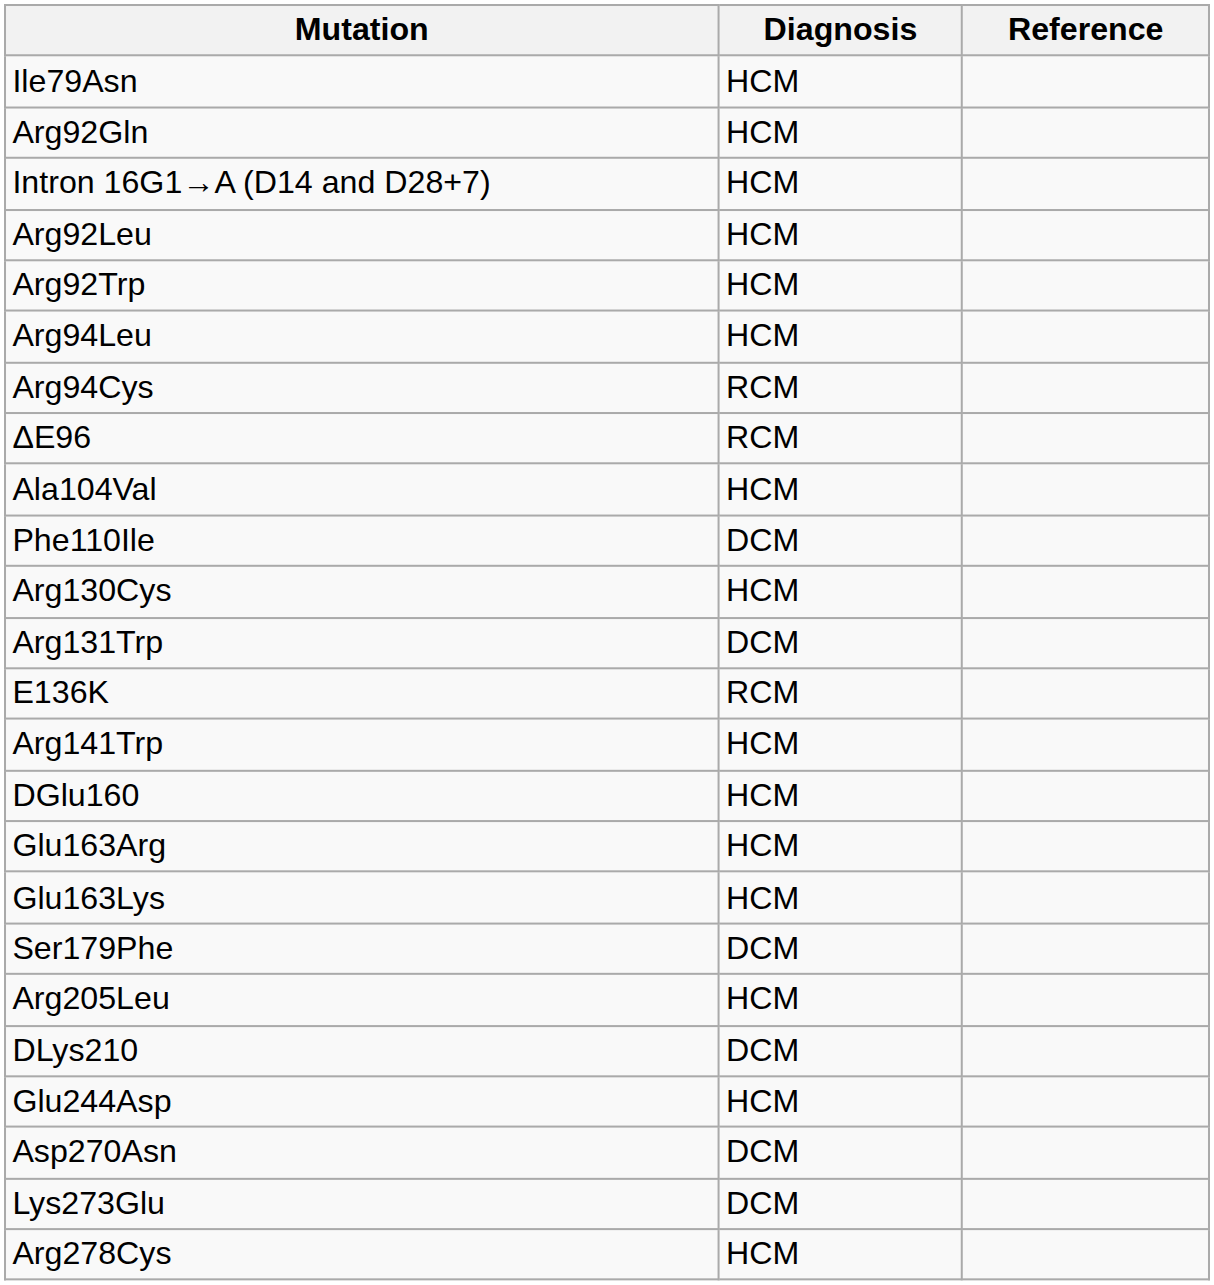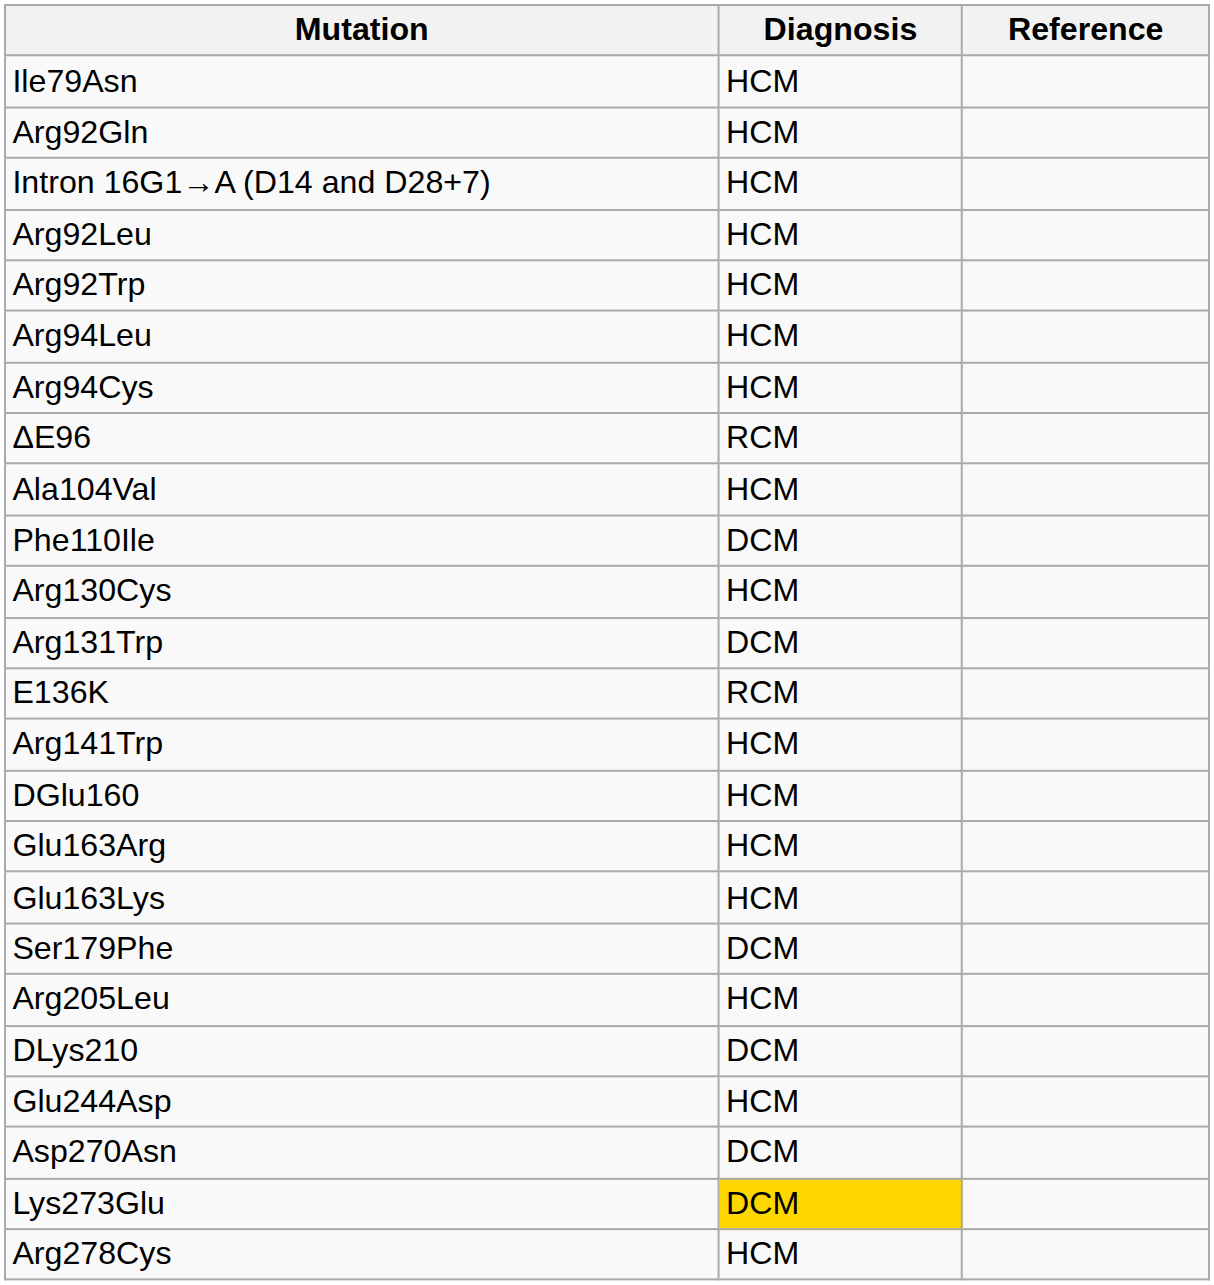(763, 387) RCM -> (763, 387) HCM
(763, 1203) no background -> (763, 1203) gold background
